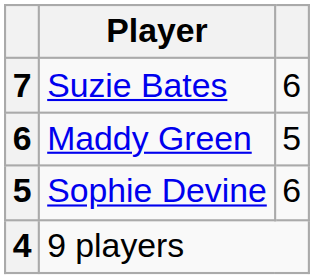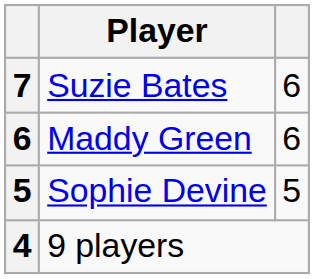(292, 138) 5 -> (292, 138) 6
(292, 191) 6 -> (292, 191) 5
